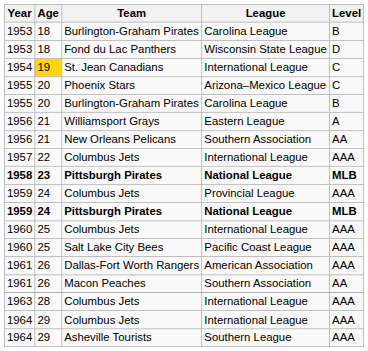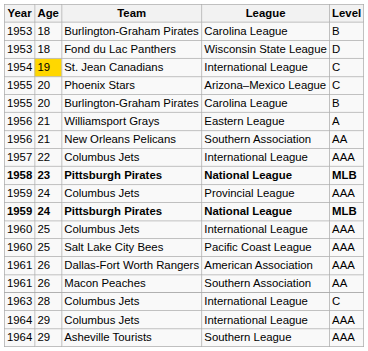(343, 301) AAA -> (336, 301) C
